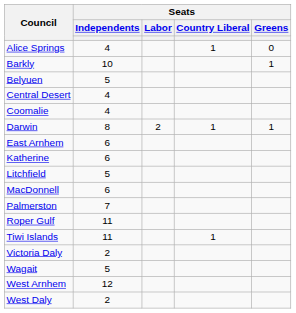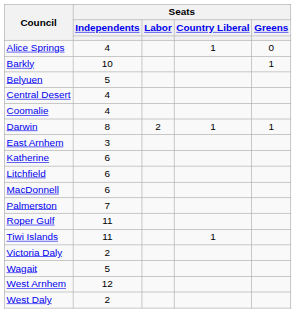(107, 142) 6 -> (107, 142) 3
(107, 174) 5 -> (107, 174) 6
